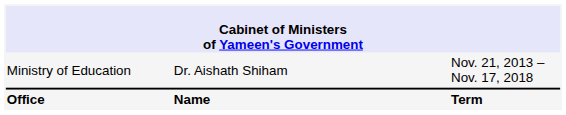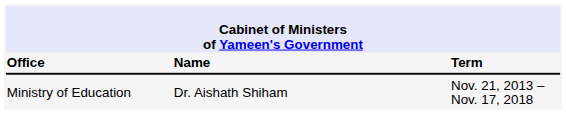rows swapped: (26, 100) <-> (69, 70)
